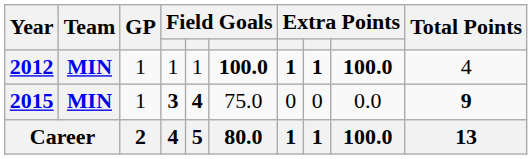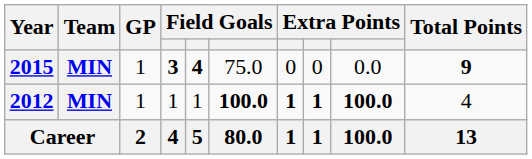rows swapped: (32, 66) <-> (32, 101)
